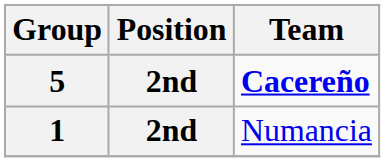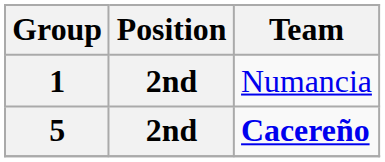rows swapped: (57, 130) <-> (57, 80)
